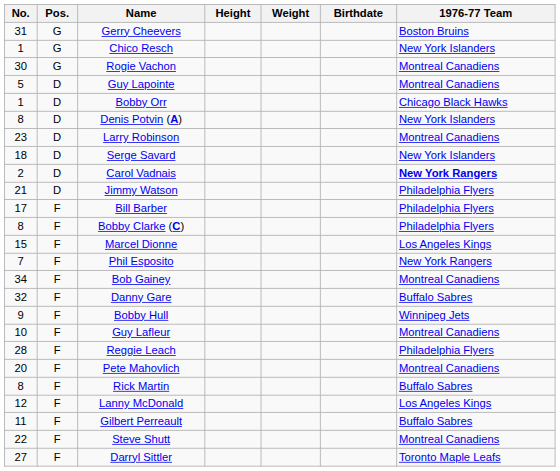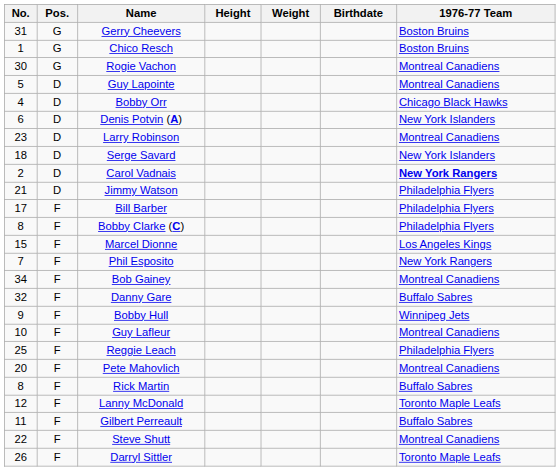(447, 49) New York Islanders -> (434, 49) Boston Bruins
(21, 102) 1 -> (21, 102) 4
(21, 120) 8 -> (21, 120) 6
(21, 351) 28 -> (21, 351) 25
(445, 404) Los Angeles Kings -> (450, 404) Toronto Maple Leafs
(21, 457) 27 -> (21, 457) 26
